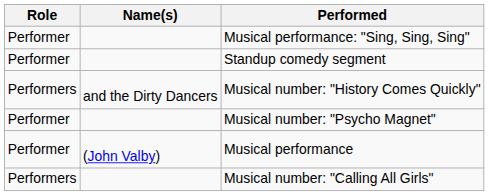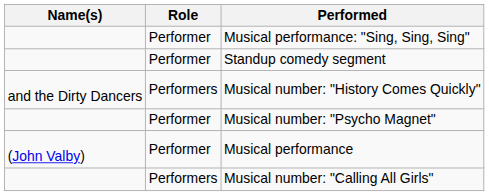columns swapped: (150, 15) <-> (42, 15)
